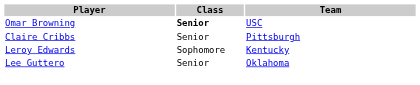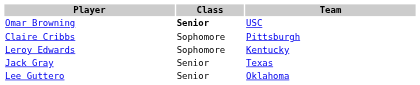(193, 36) Senior -> (201, 36) Sophomore
+ row: (29, 63)
